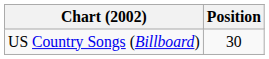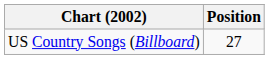(234, 41) 30 -> (234, 41) 27
